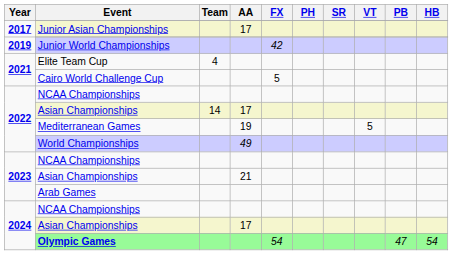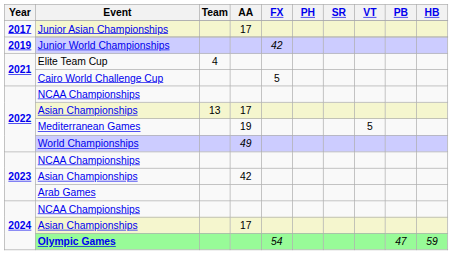(215, 111) 14 -> (215, 111) 13
(246, 176) 21 -> (246, 176) 42
(432, 242) 54 -> (432, 242) 59
